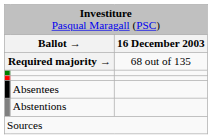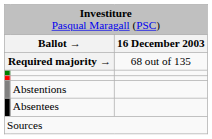rows swapped: (7, 107) <-> (7, 89)
